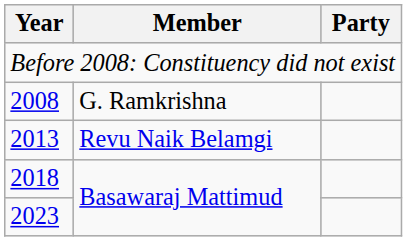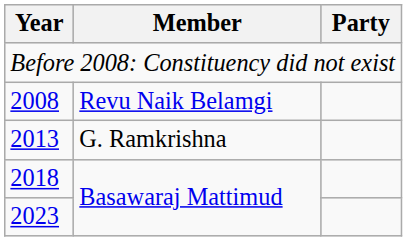(153, 100) G. Ramkrishna -> (176, 100) Revu Naik Belamgi
(176, 139) Revu Naik Belamgi -> (153, 139) G. Ramkrishna
